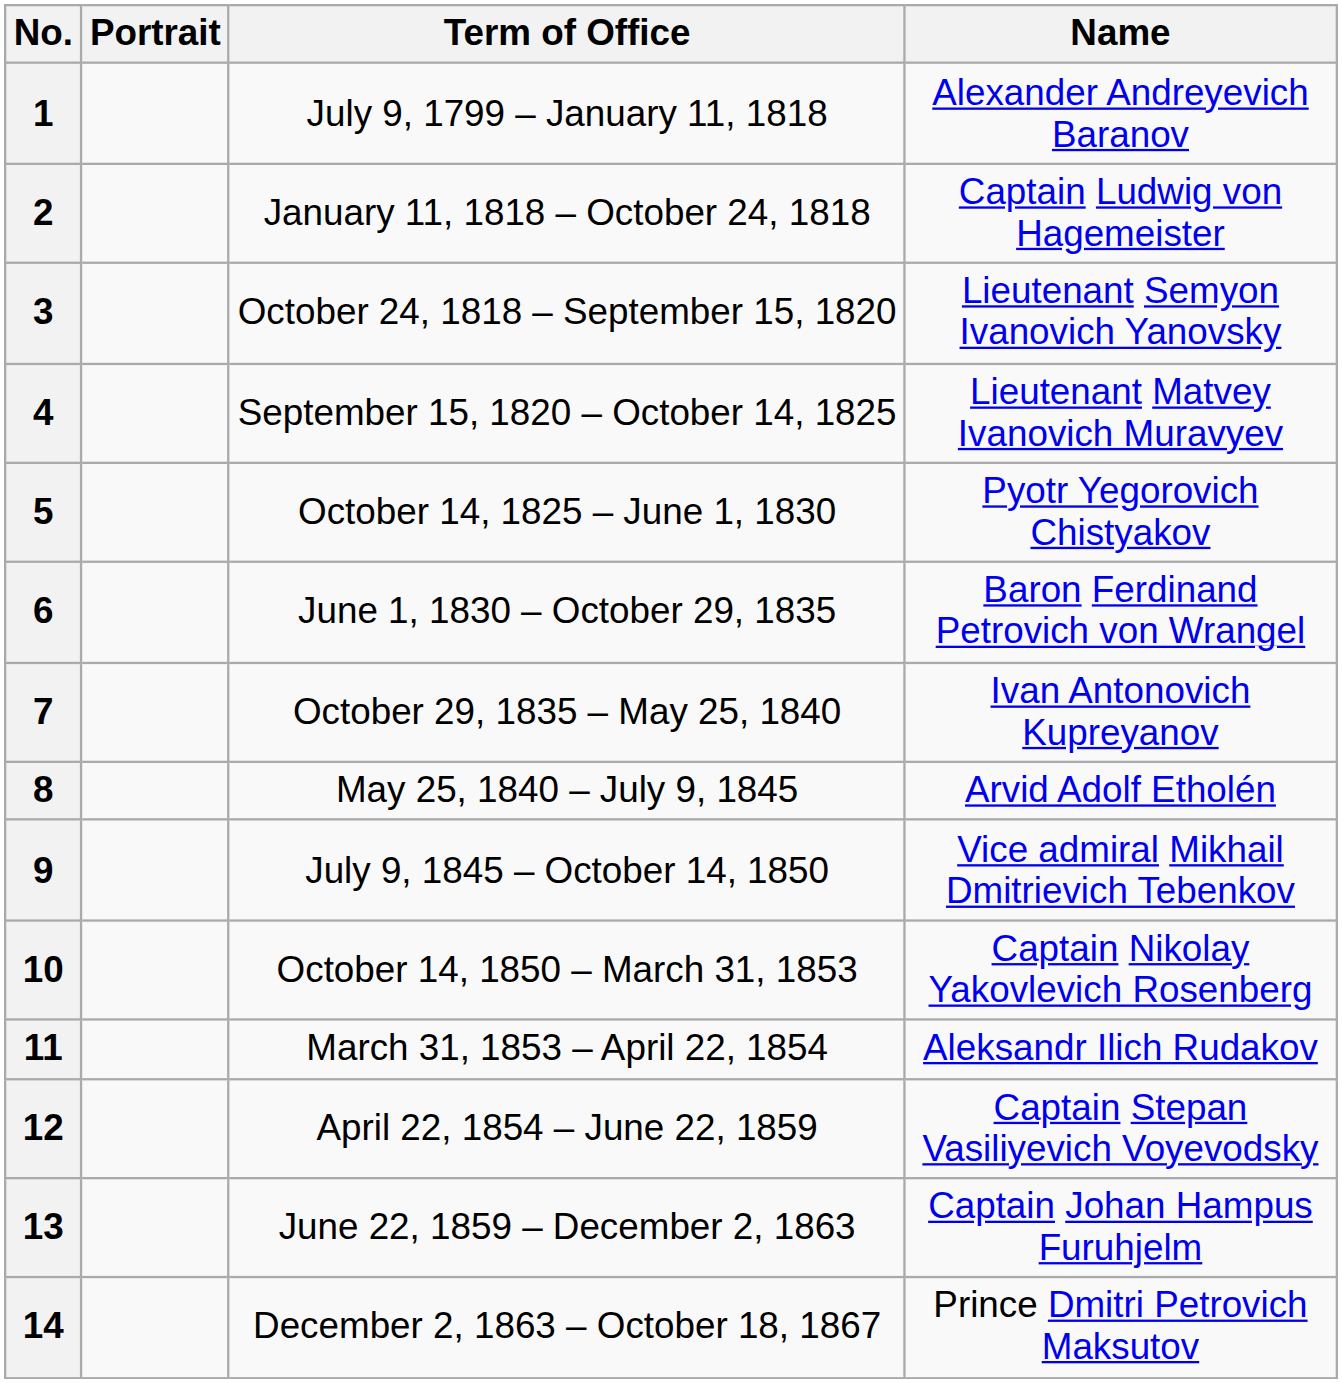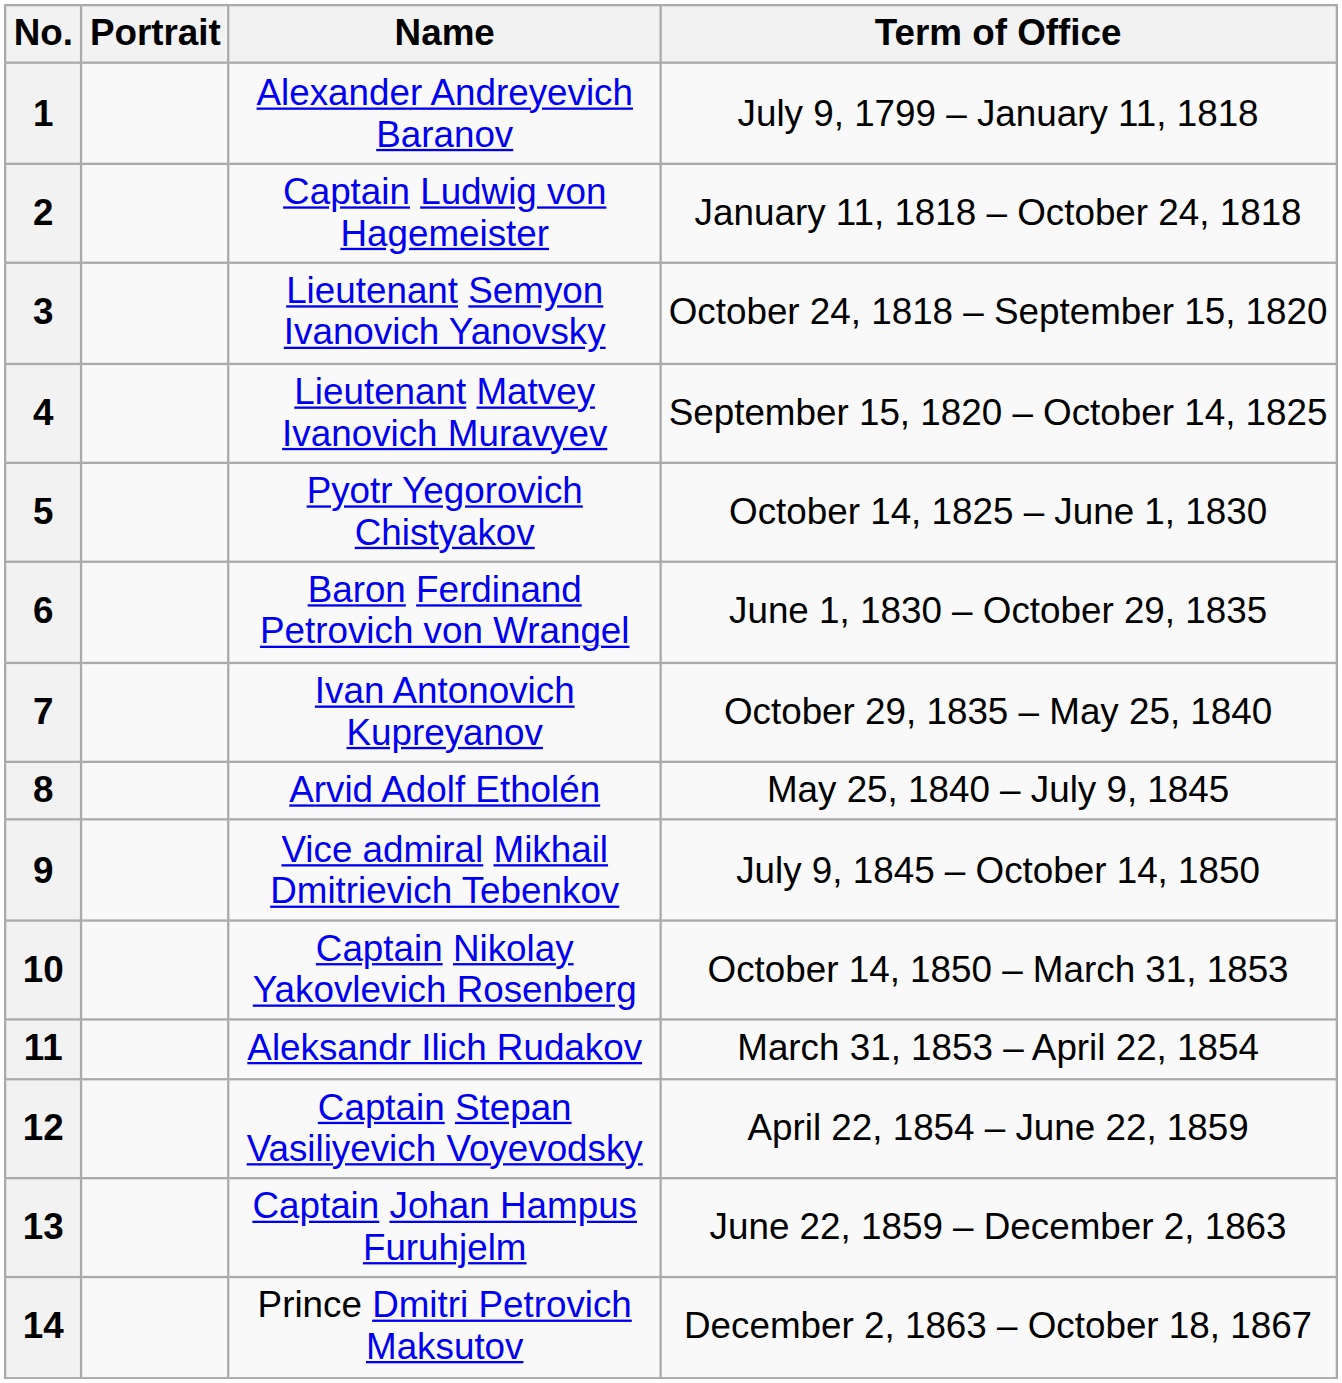columns swapped: (1120, 33) <-> (567, 33)
